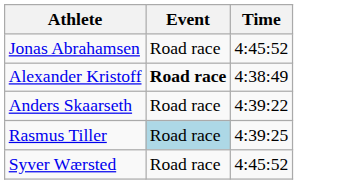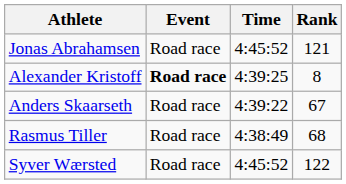+ column: (317, 19)
(261, 77) 4:38:49 -> (261, 77) 4:39:25
(185, 135) lightblue background -> (185, 135) no background
(261, 135) 4:39:25 -> (261, 135) 4:38:49
